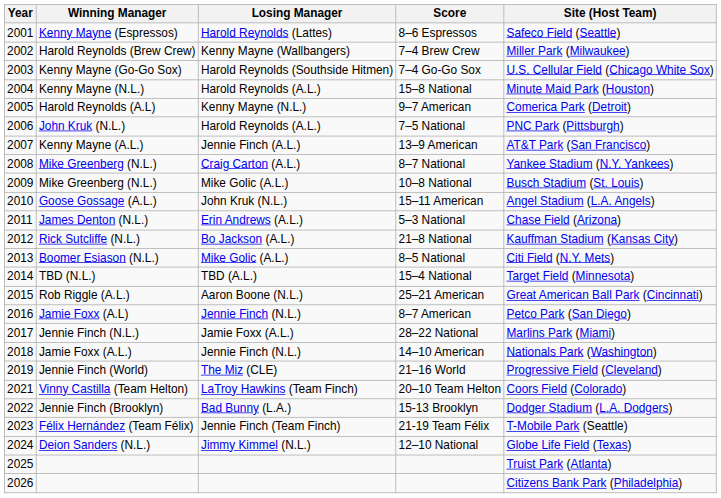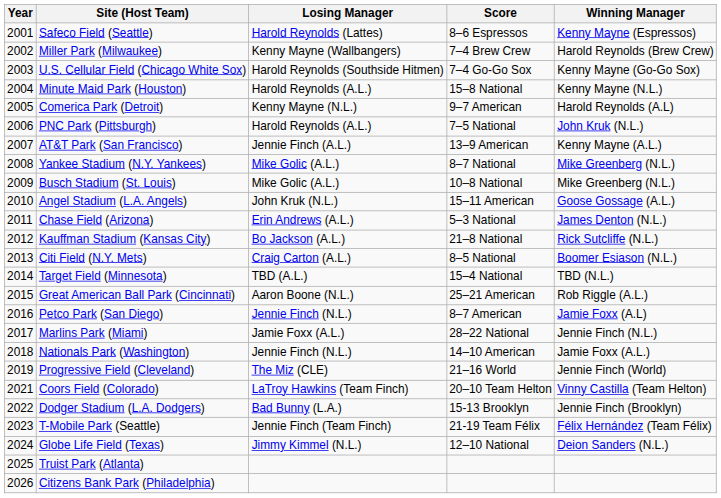columns swapped: (117, 13) <-> (610, 13)
(251, 164) Craig Carton (A.L.) -> (295, 164) Mike Golic (A.L.)
(245, 257) Mike Golic (A.L.) -> (301, 257) Craig Carton (A.L.)
